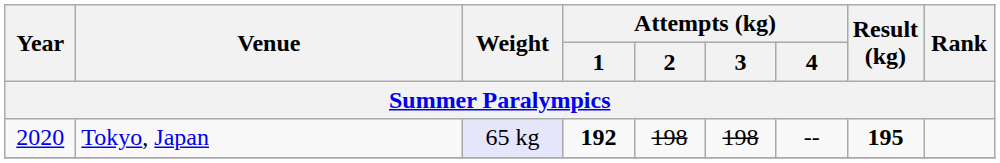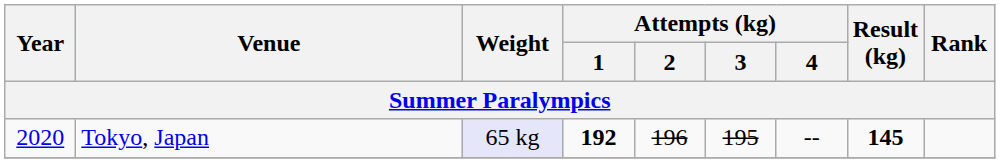(670, 137) 198 -> (670, 137) 196
(741, 137) 198 -> (741, 137) 195
(885, 137) 195 -> (885, 137) 145
